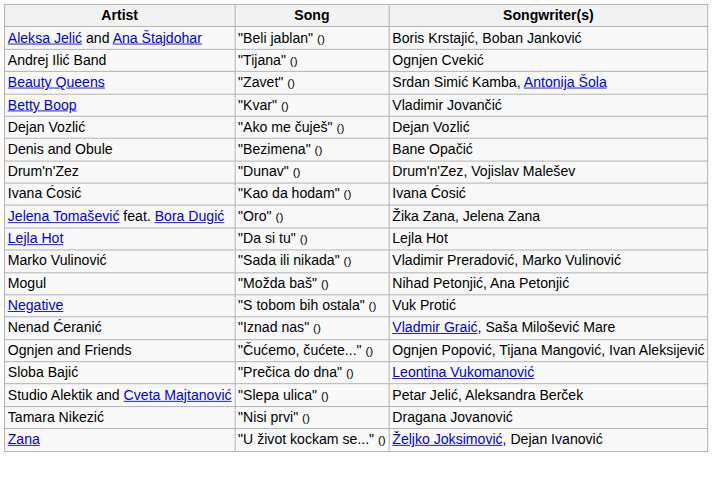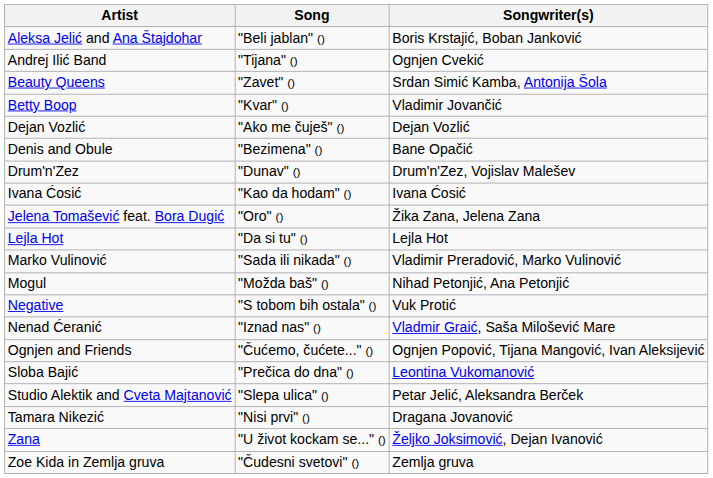+ row: (86, 462)
